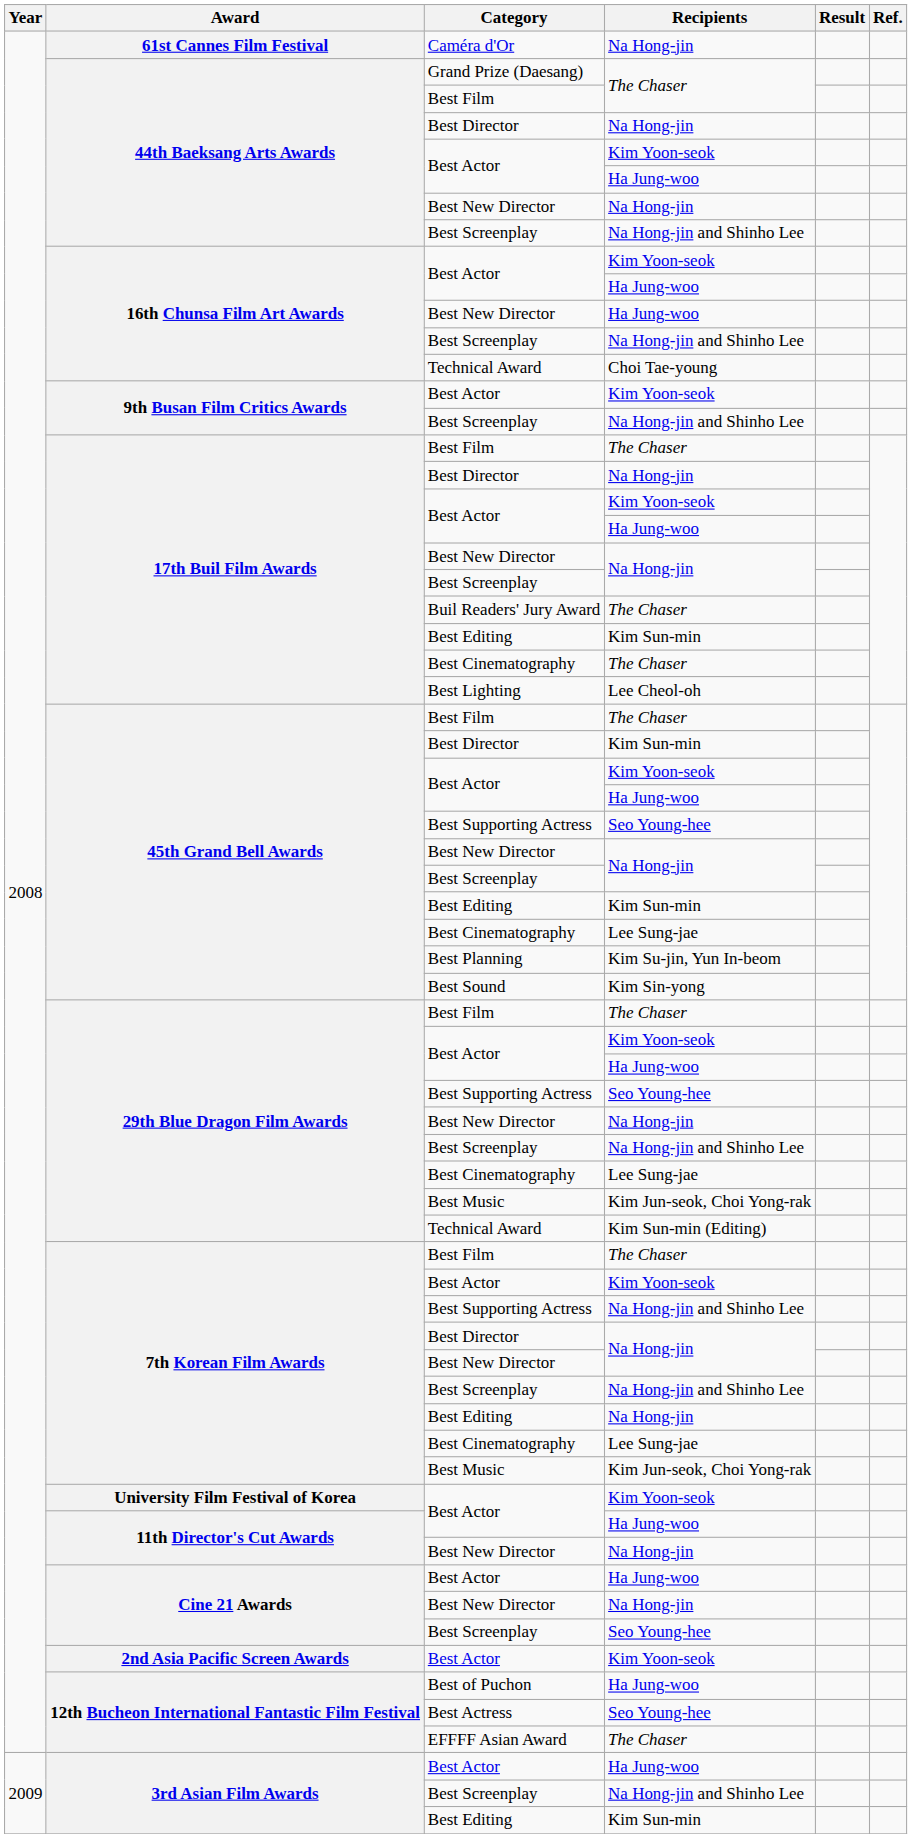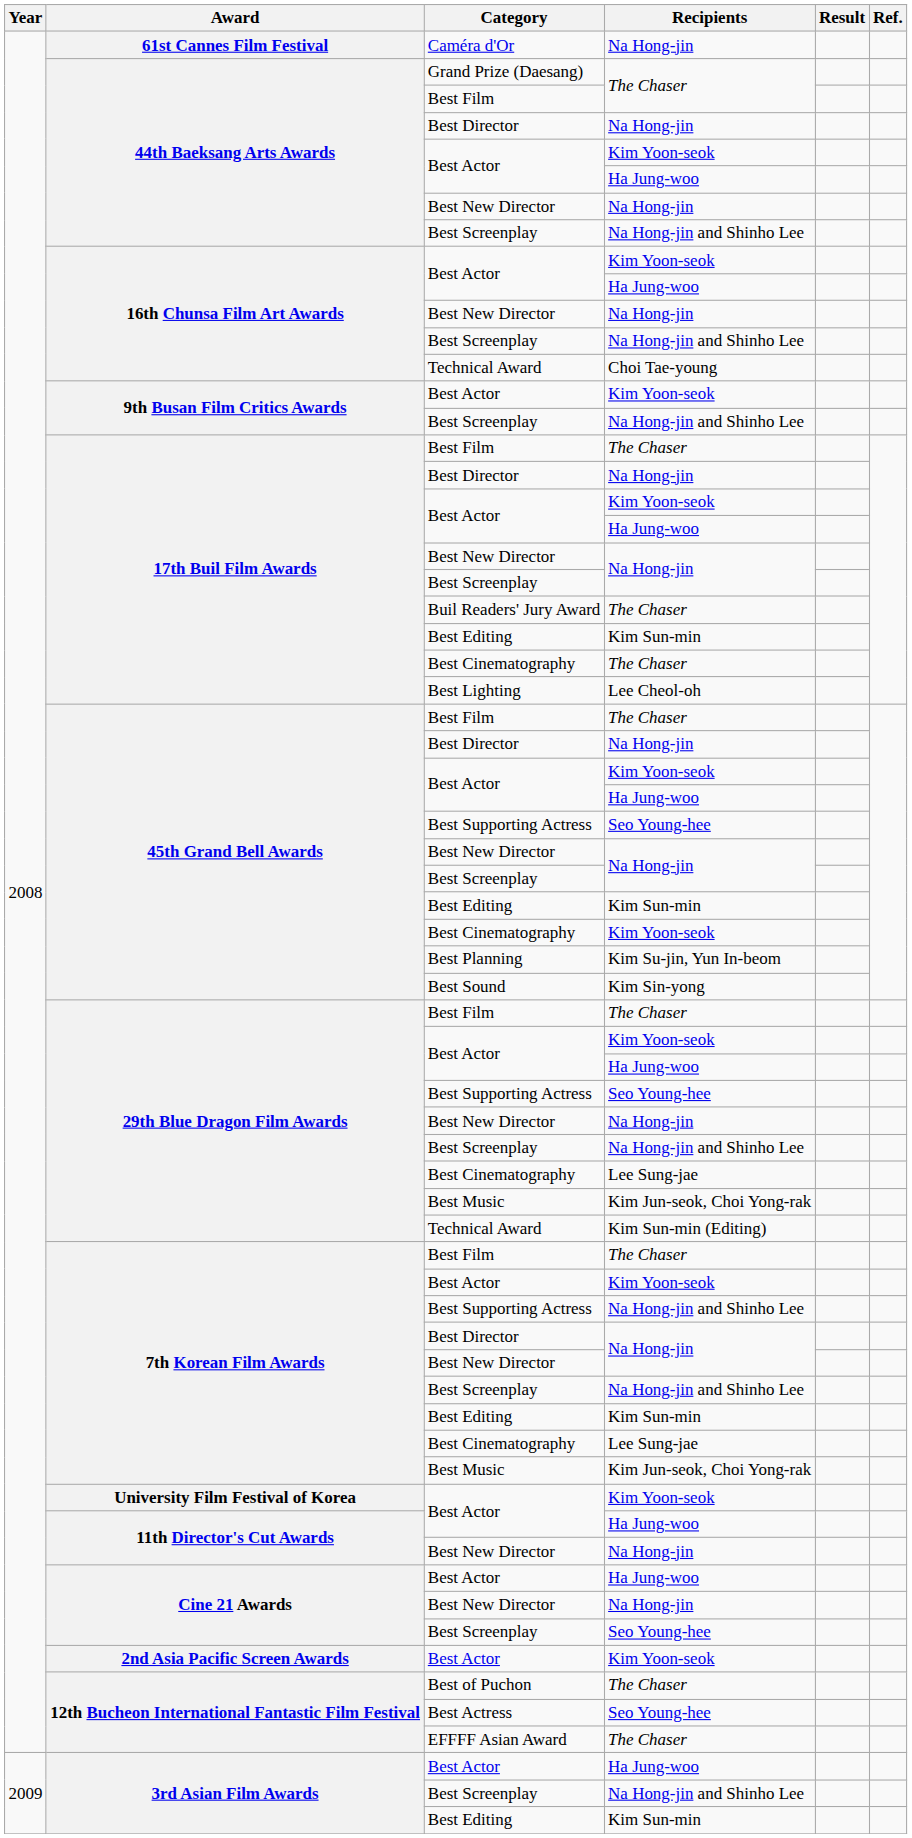(654, 313) Ha Jung-woo -> (651, 313) Na Hong-jin
(655, 744) Kim Sun-min -> (651, 744) Na Hong-jin
(653, 932) Lee Sung-jae -> (661, 932) Kim Yoon-seok
(651, 1416) Na Hong-jin -> (655, 1416) Kim Sun-min
(654, 1685) Ha Jung-woo -> (647, 1685) The Chaser
